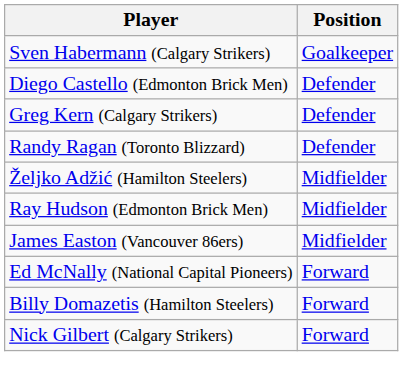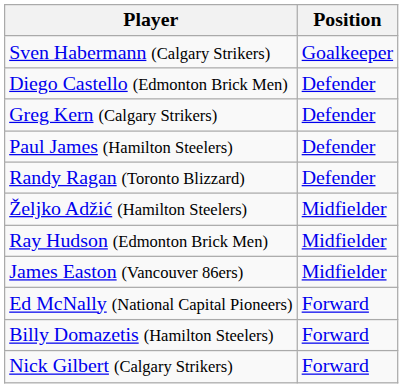+ row: (121, 146)
